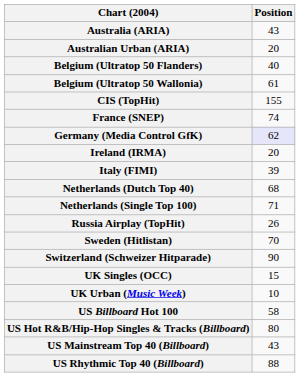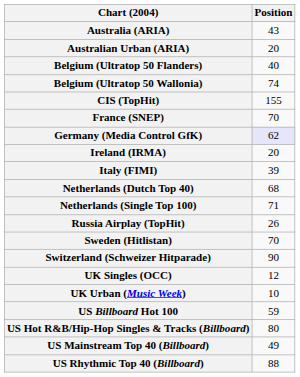(273, 83) 61 -> (273, 83) 74
(273, 118) 74 -> (273, 118) 70
(273, 275) 15 -> (273, 275) 12
(273, 310) 58 -> (273, 310) 59
(273, 345) 43 -> (273, 345) 49
